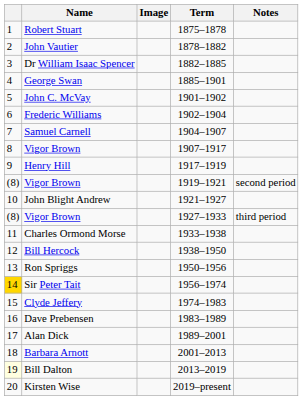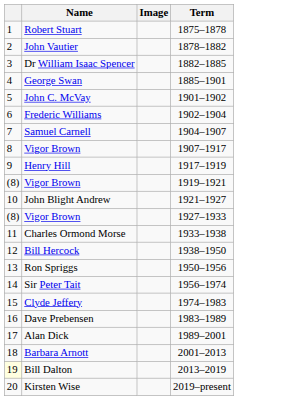- column: (266, 13)
(12, 285) gold background -> (12, 285) no background
